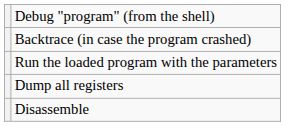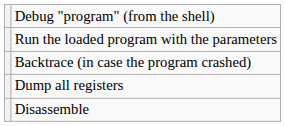rows swapped: (146, 62) <-> (133, 39)
